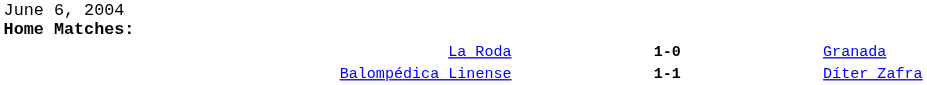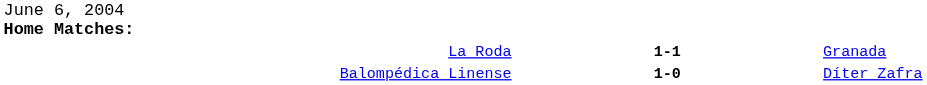(667, 52) 1-0 -> (667, 52) 1-1
(667, 74) 1-1 -> (667, 74) 1-0
